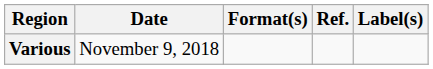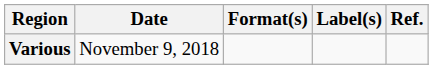columns swapped: (391, 19) <-> (333, 19)
